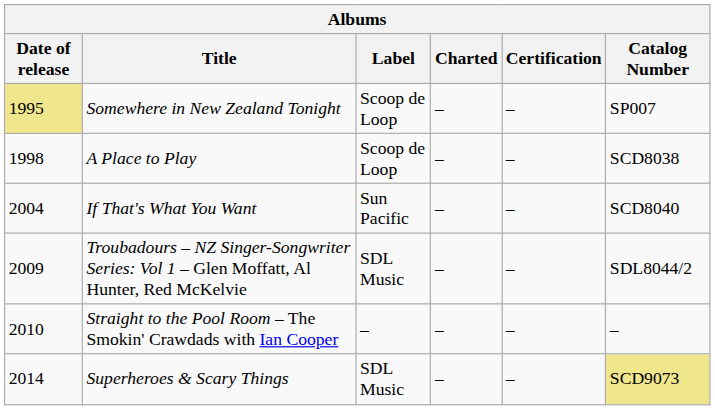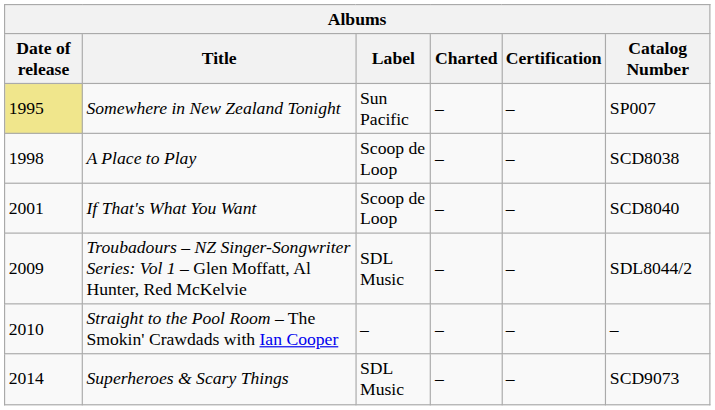(393, 108) Scoop de Loop -> (384, 108) Sun Pacific
(26, 208) 2004 -> (26, 208) 2001
(384, 208) Sun Pacific -> (393, 208) Scoop de Loop
(645, 379) khaki background -> (645, 379) no background
